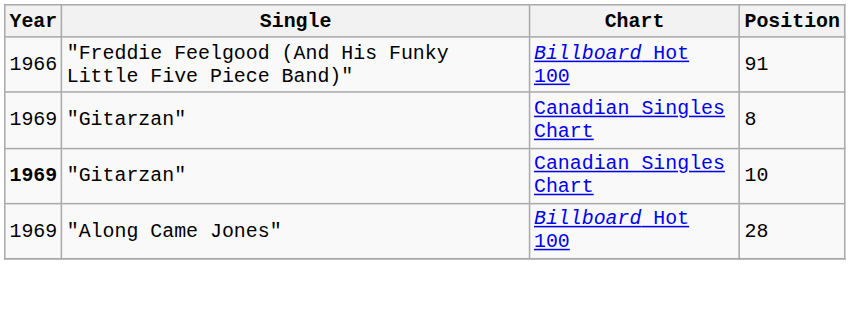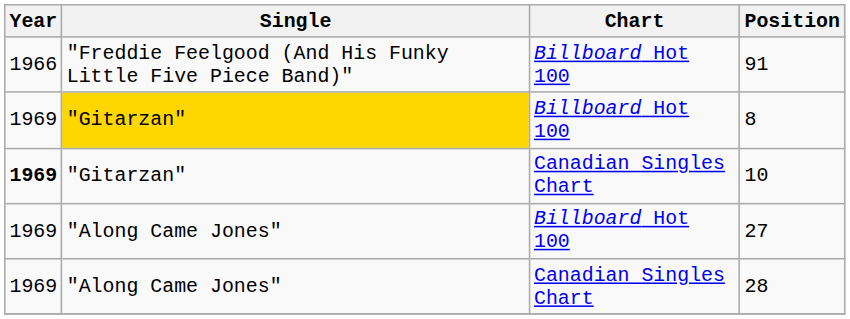(126, 120) no background -> (126, 120) gold background
(629, 120) Canadian Singles Chart -> (612, 120) Billboard Hot 100
+ row: (756, 231)
(612, 231) Billboard Hot 100 -> (629, 286) Canadian Singles Chart
